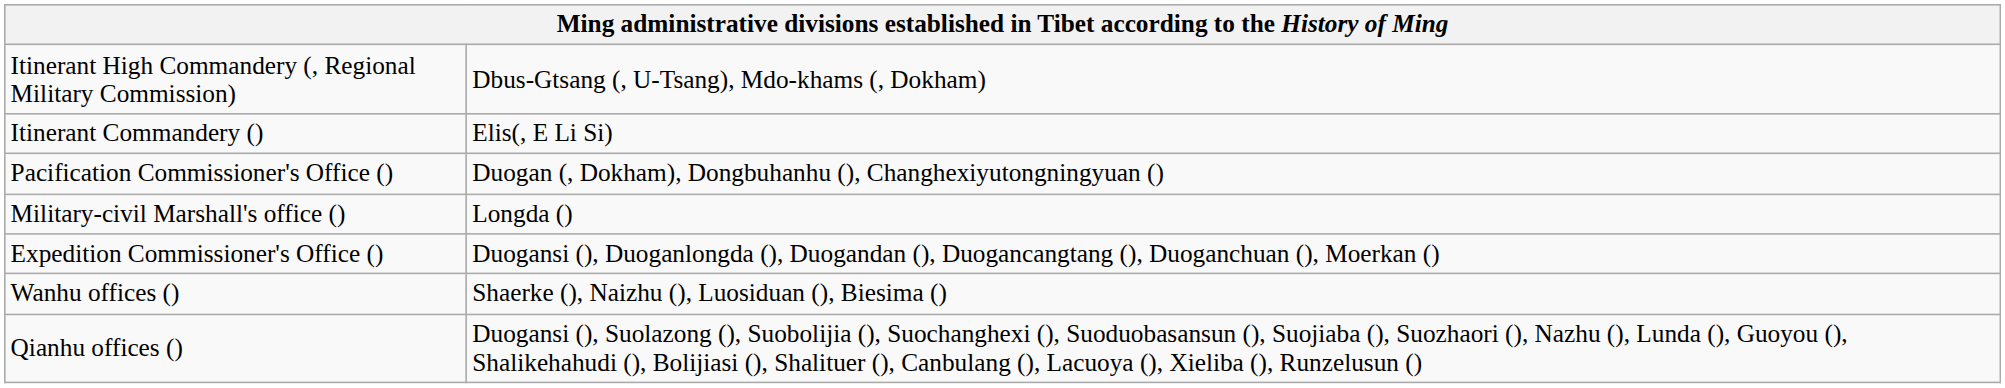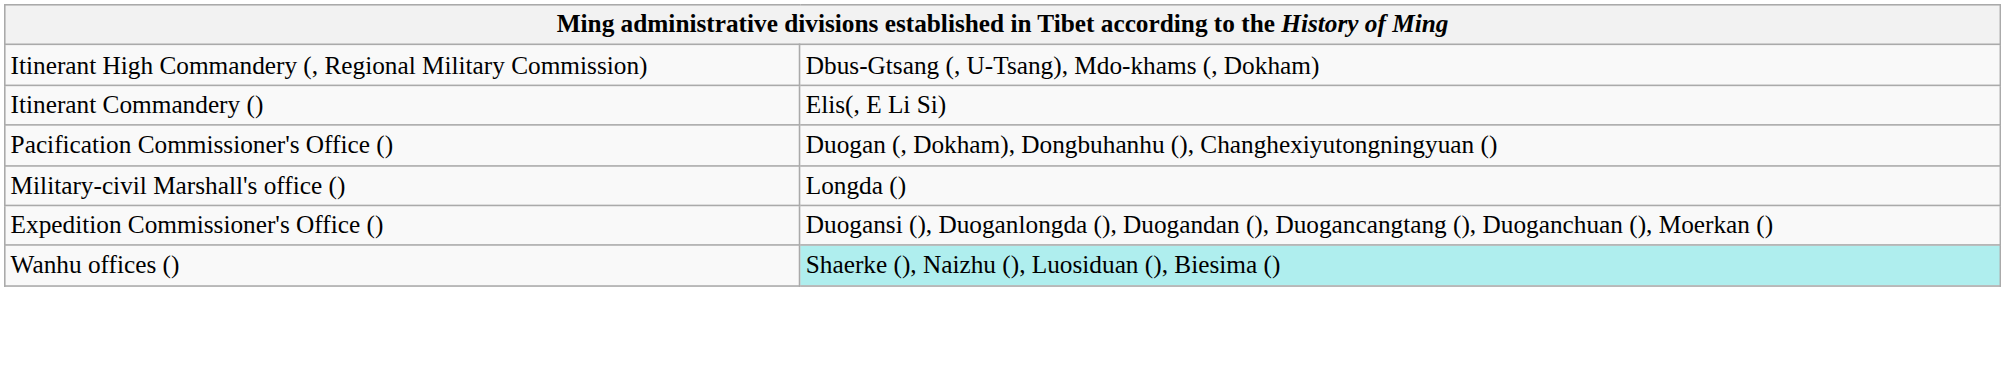(710, 293) no background -> (1043, 265) paleturquoise background
- row: (97, 347)
